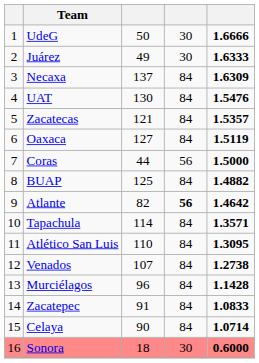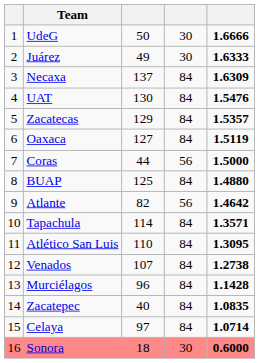(143, 118) 121 -> (143, 118) 129
(231, 181) 1.4882 -> (231, 181) 1.4880
(186, 202) bold -> (186, 202) normal
(143, 306) 91 -> (143, 306) 40
(231, 306) 1.0833 -> (231, 306) 1.0835
(143, 327) 90 -> (143, 327) 97
